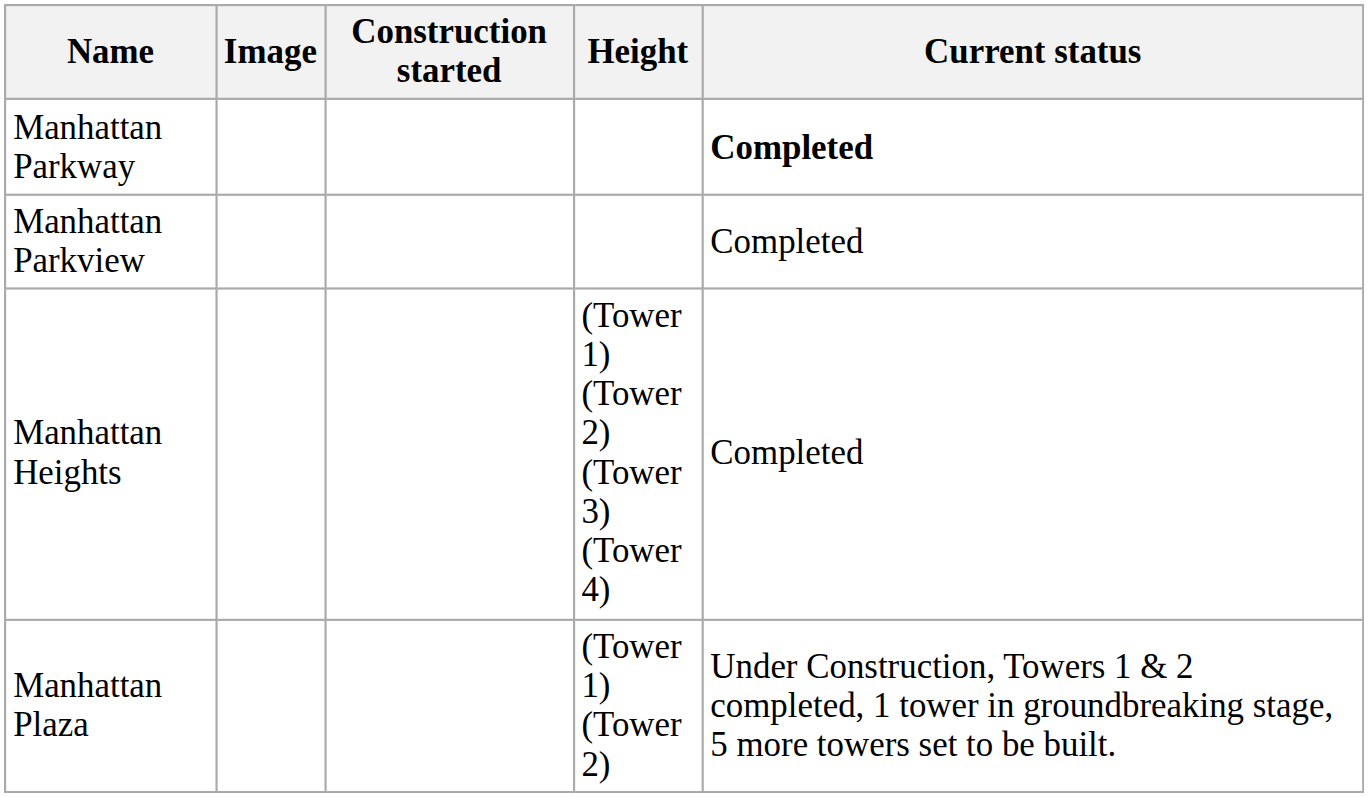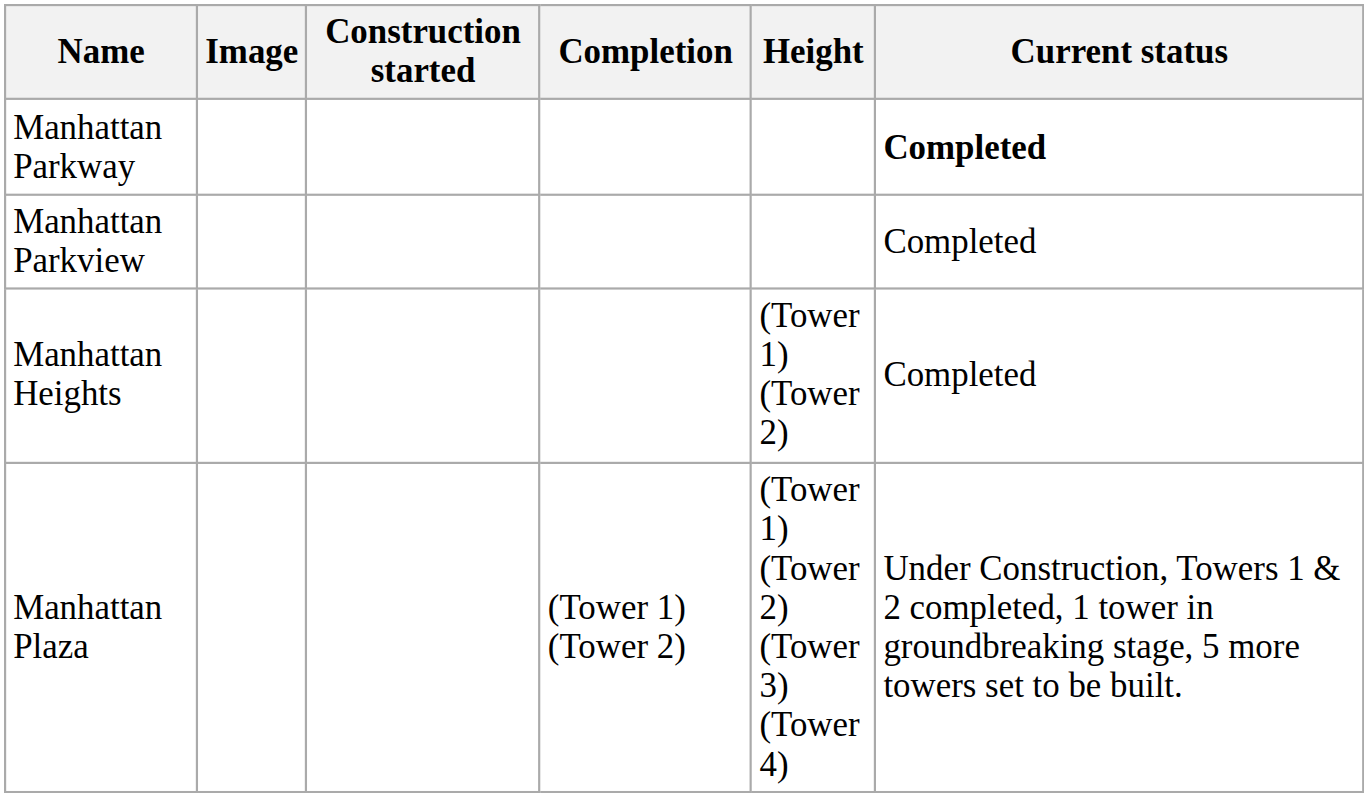+ column: (646, 51)
(632, 453) (Tower 1) (Tower 2) (Tower 3) (Tower 4) -> (810, 374) (Tower 1) (Tower 2)
(632, 704) (Tower 1) (Tower 2) -> (810, 626) (Tower 1) (Tower 2) (Tower 3) (Tower 4)
